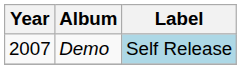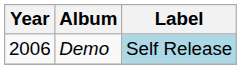(30, 49) 2007 -> (30, 49) 2006
